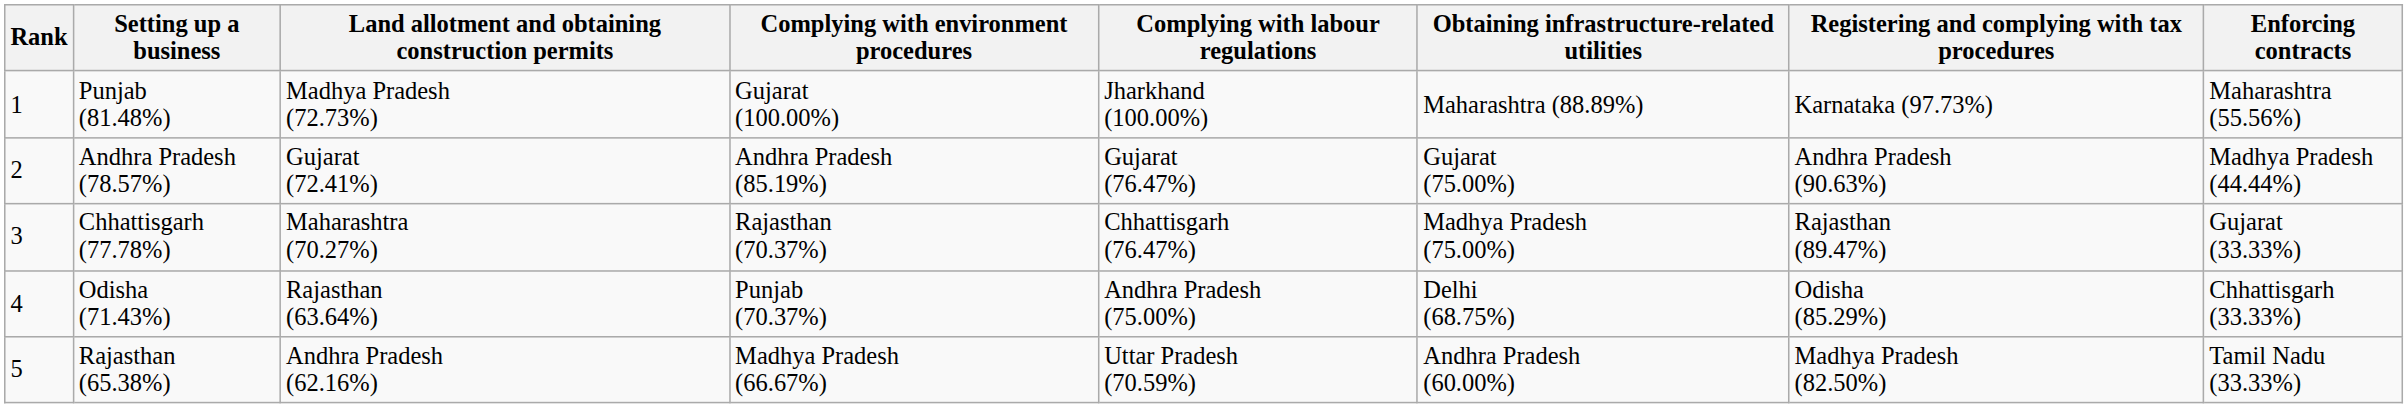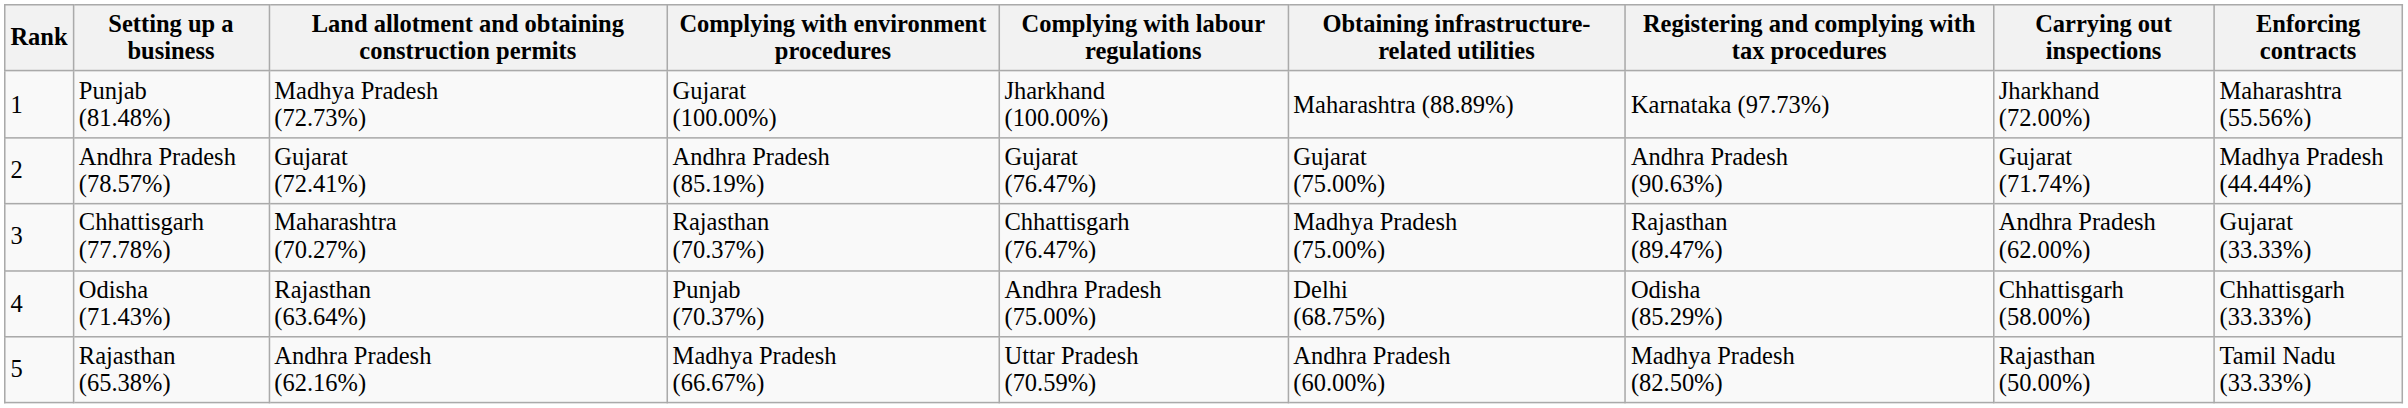+ column: (2104, 37)
